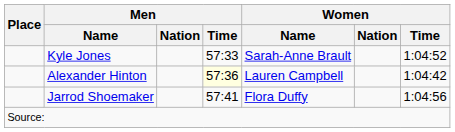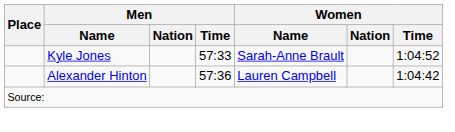(222, 76) lightyellow background -> (215, 76) no background
- row: (101, 96)
